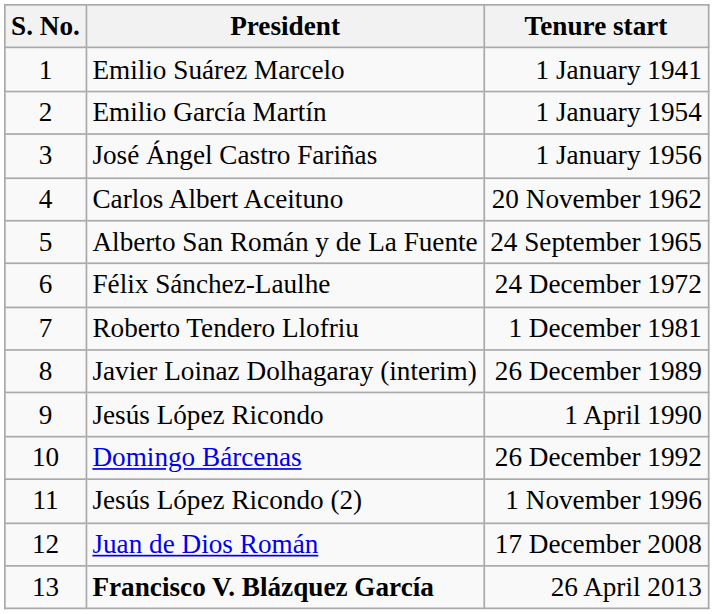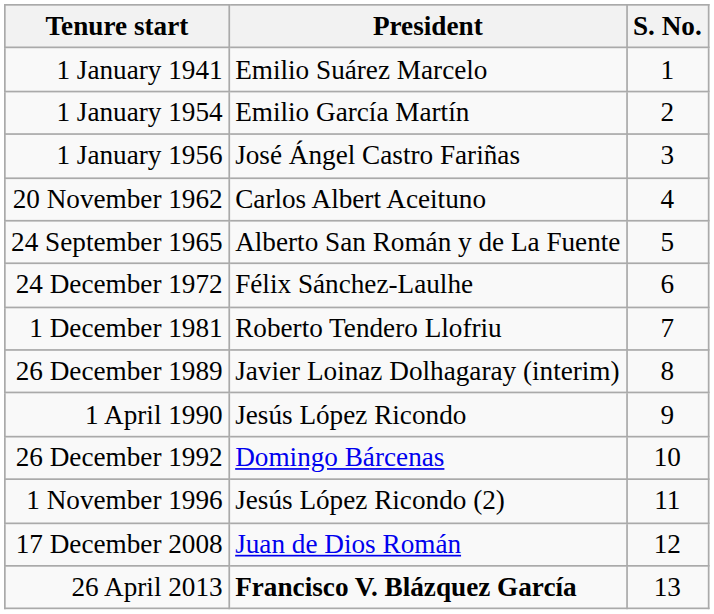columns swapped: (46, 26) <-> (596, 26)
